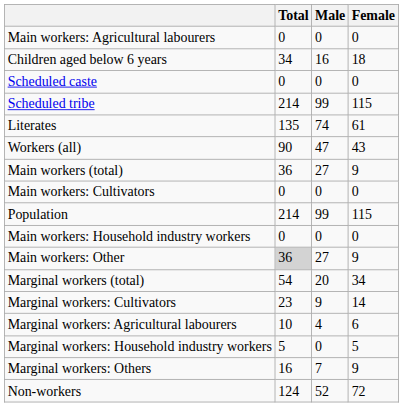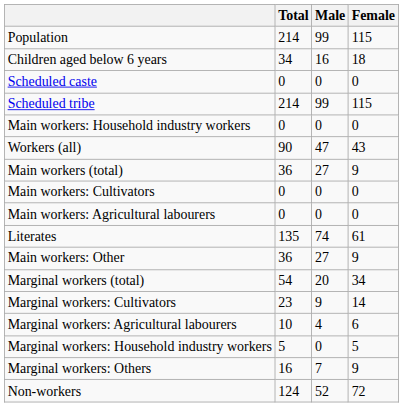rows swapped: (38, 214) <-> (111, 37)
rows swapped: (32, 125) <-> (129, 236)
(285, 258) lightgrey background -> (285, 258) no background
